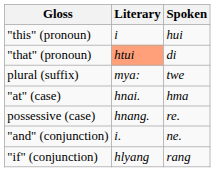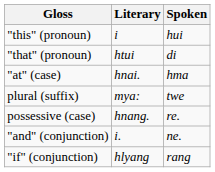(124, 55) lightsalmon background -> (124, 55) no background
rows swapped: (34, 95) <-> (43, 75)
